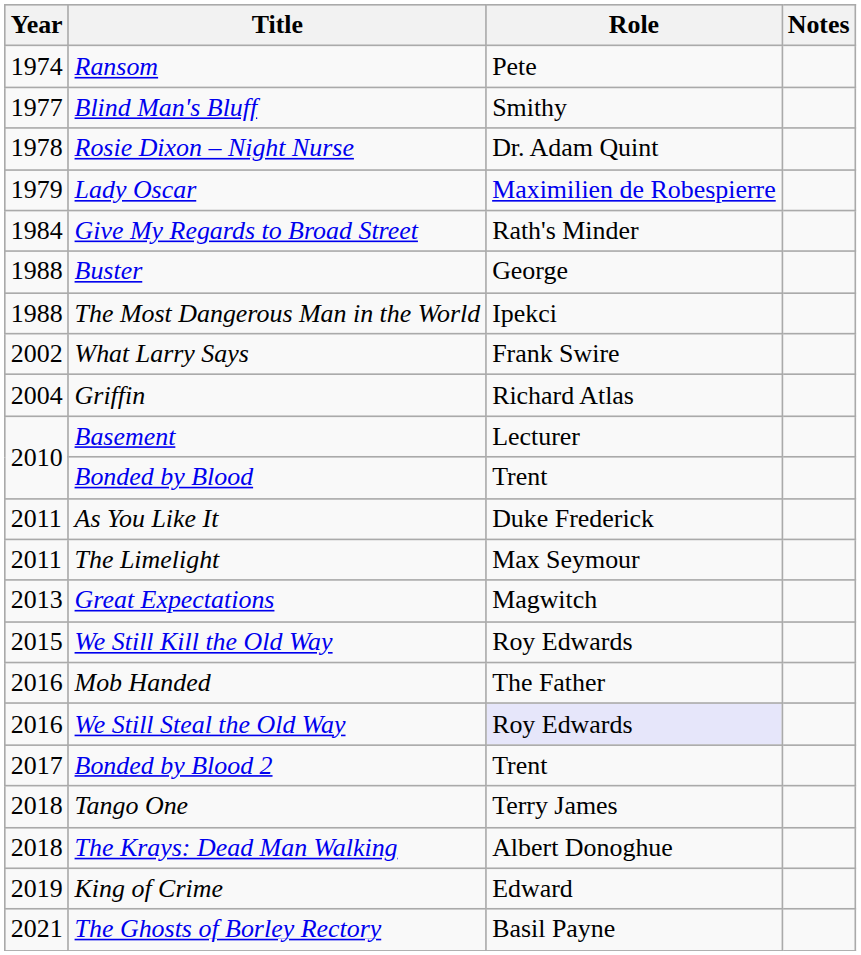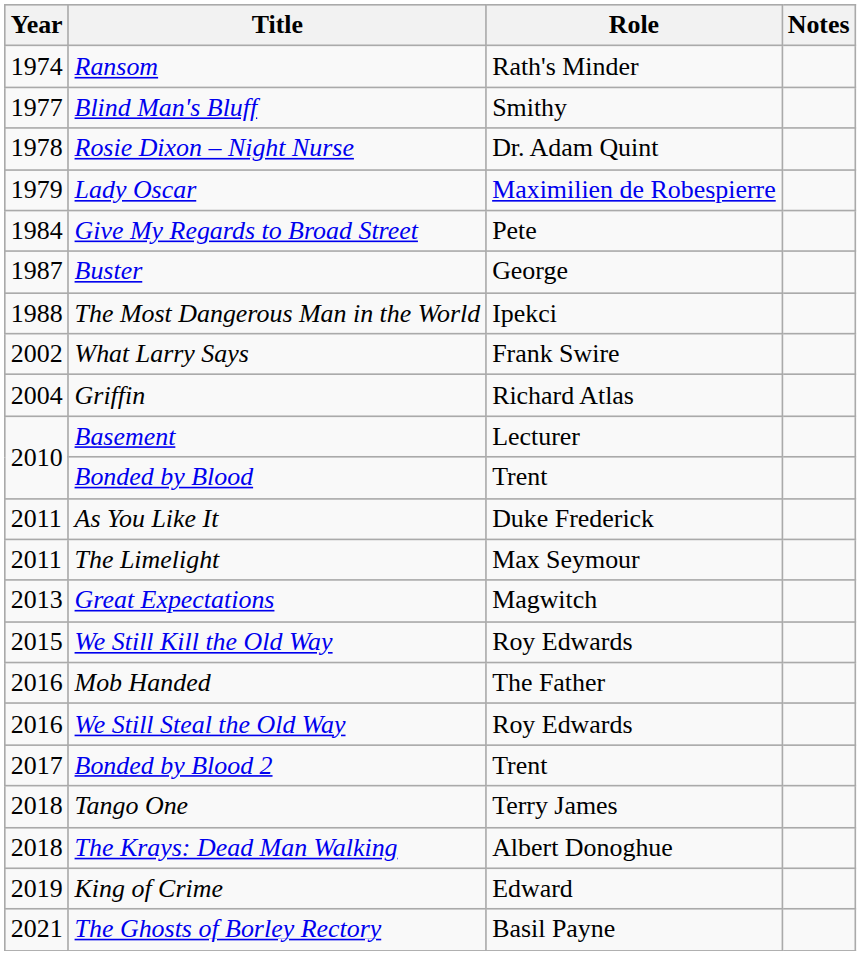(514, 66) Pete -> (565, 66) Rath's Minder
(565, 230) Rath's Minder -> (514, 230) Pete
(37, 271) 1988 -> (37, 271) 1987
(562, 723) lavender background -> (562, 723) no background
